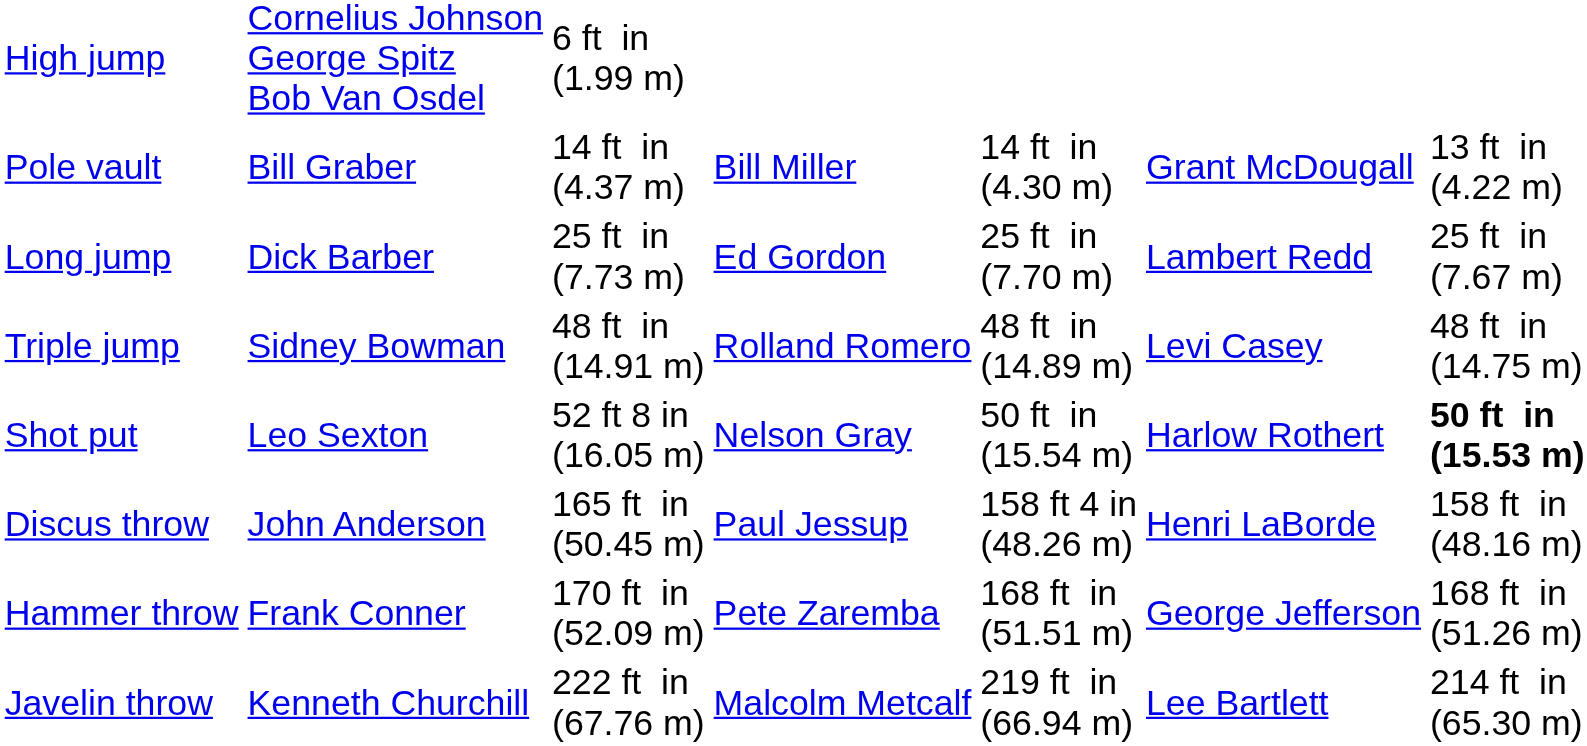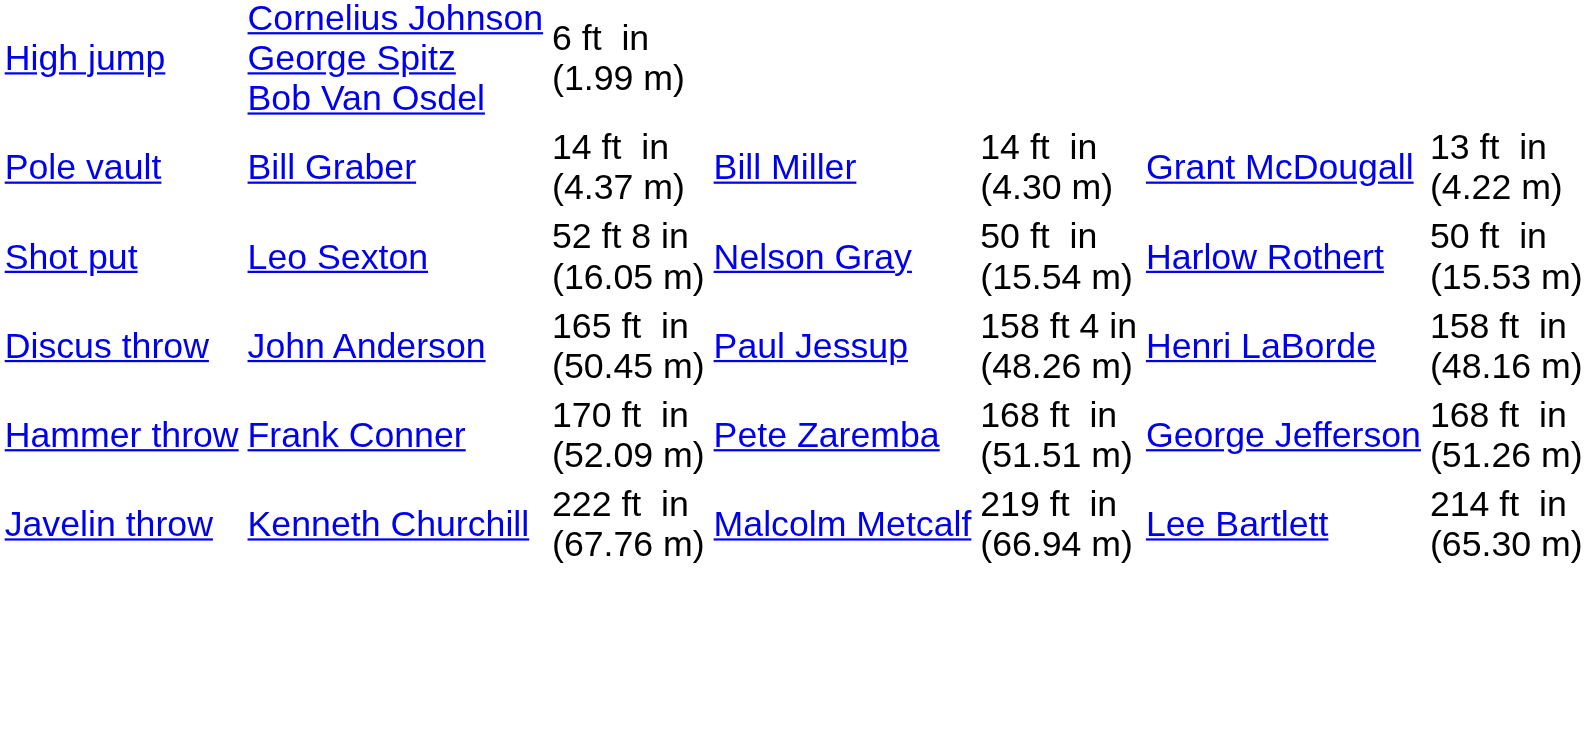- row: (88, 256)
- row: (92, 345)
(1507, 435) bold -> (1506, 256) normal
